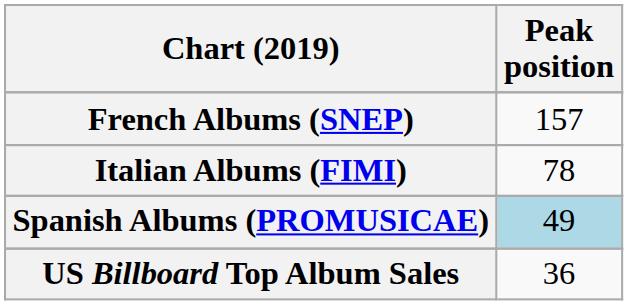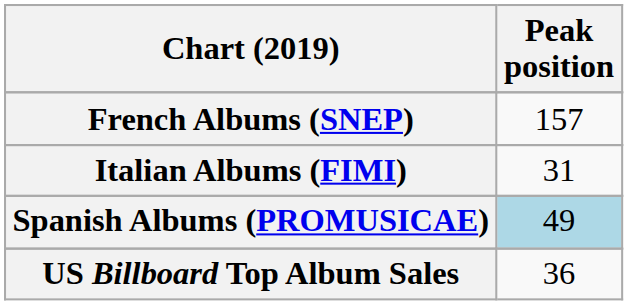(559, 169) 78 -> (559, 169) 31
